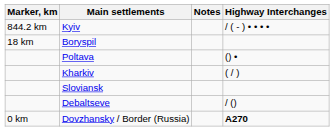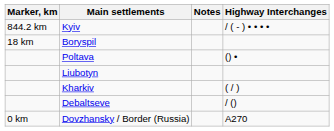+ row: (80, 73)
- row: (82, 88)
(236, 118) bold -> (236, 118) normal
